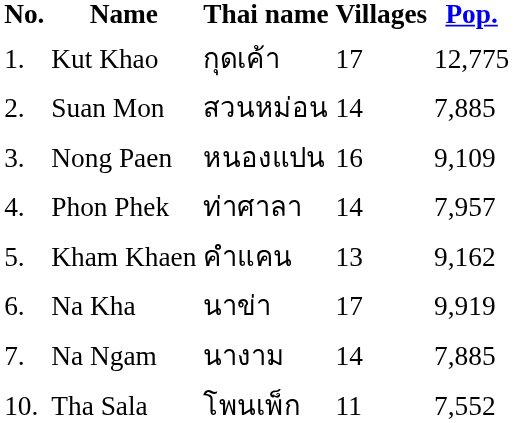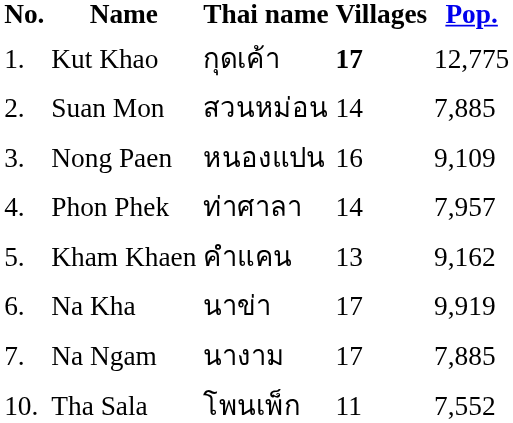(349, 57) normal -> (349, 57) bold
(349, 355) 14 -> (349, 355) 17
